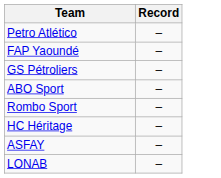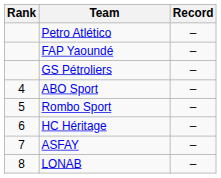+ column: (22, 13)
